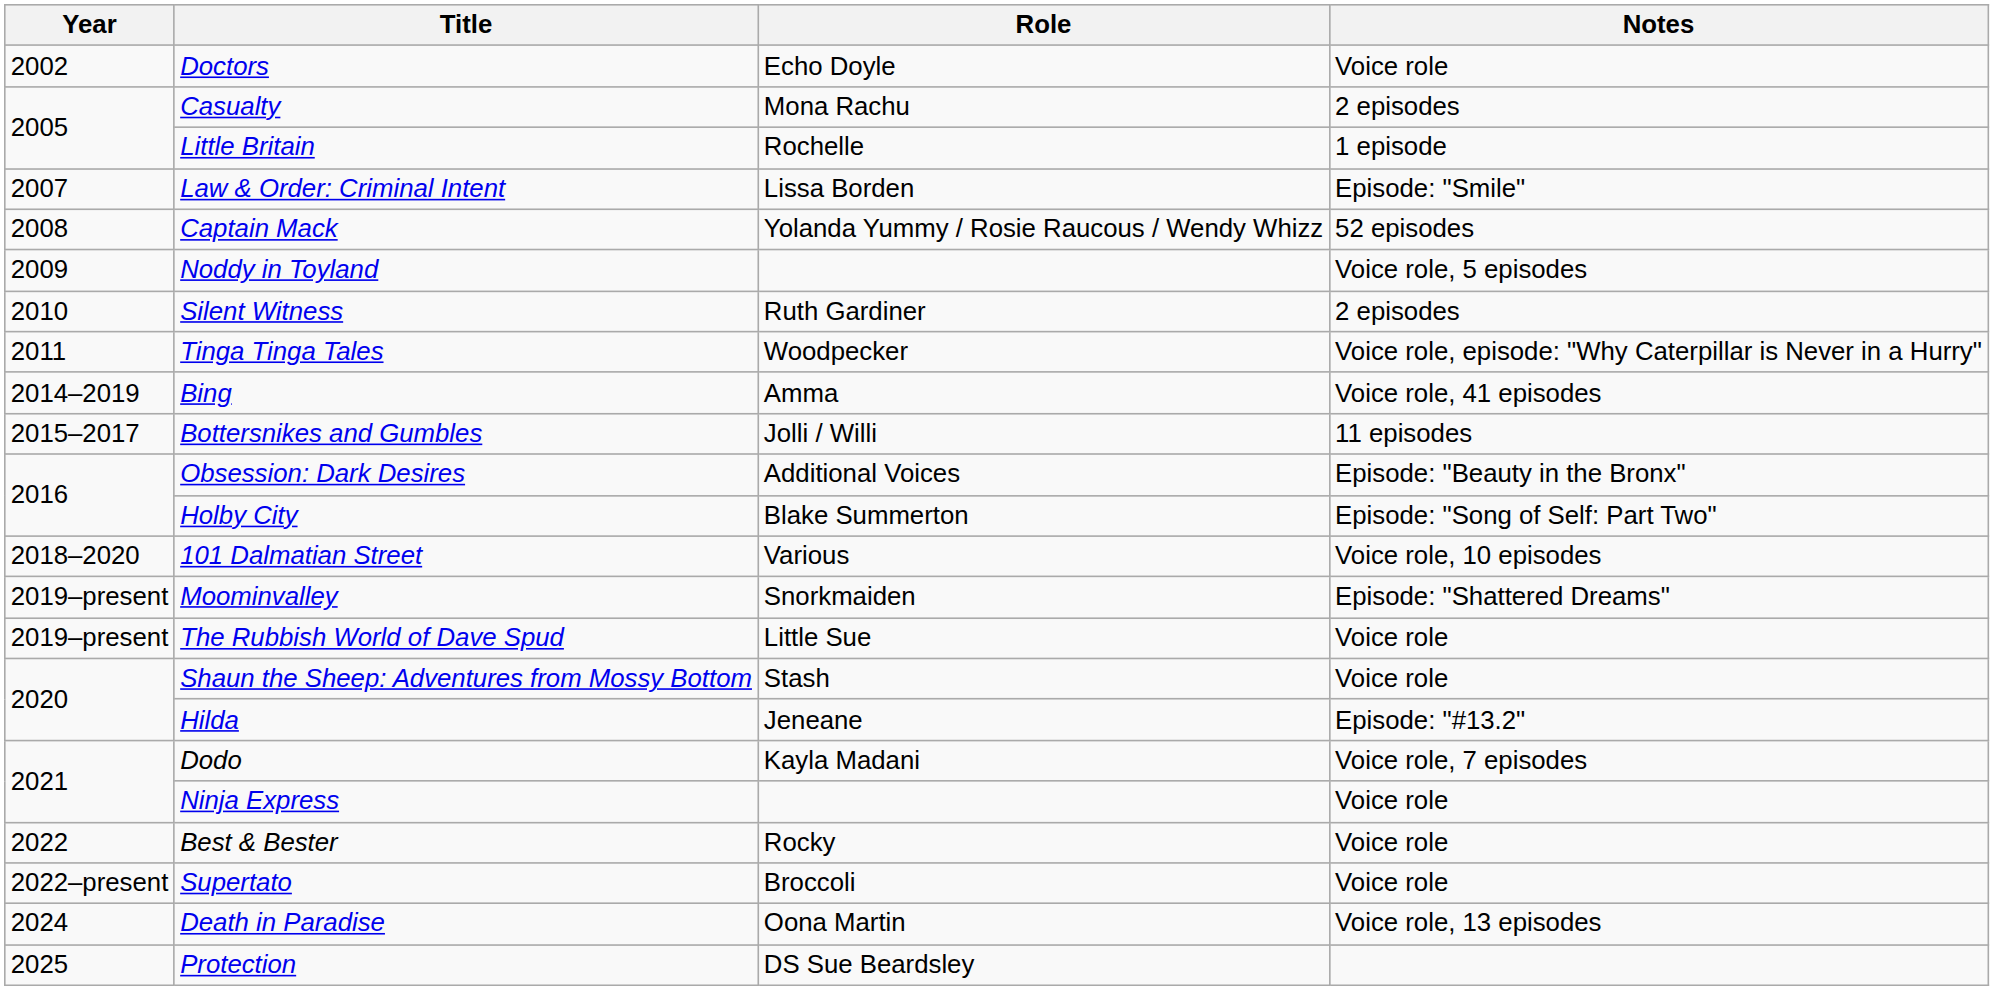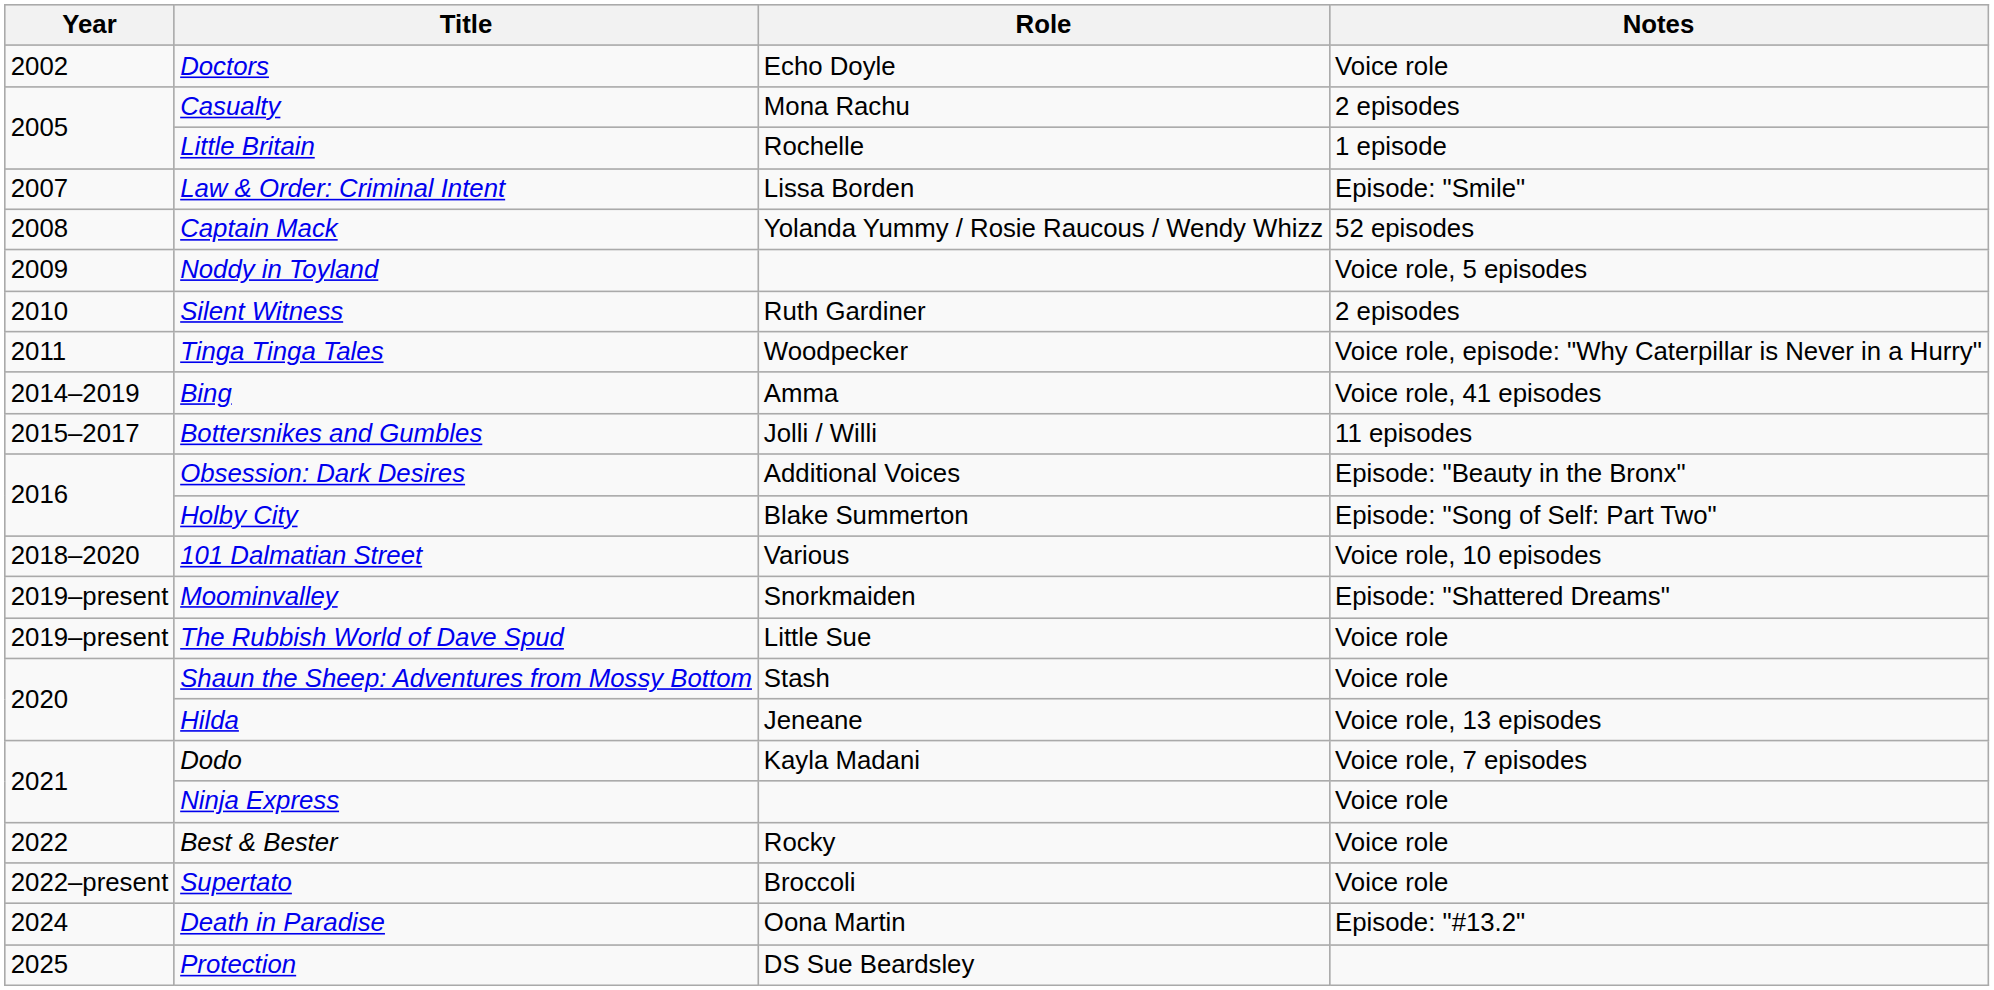(1430, 719) Episode: "#13.2" -> (1468, 719) Voice role, 13 episodes
(1468, 923) Voice role, 13 episodes -> (1430, 923) Episode: "#13.2"
